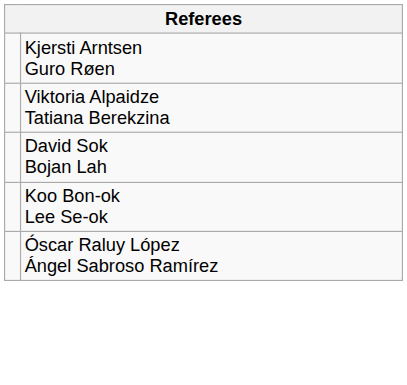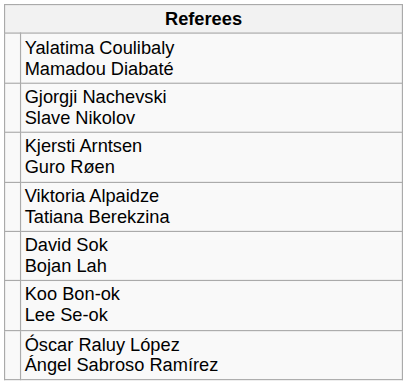+ row: (100, 58)
+ row: (96, 107)
